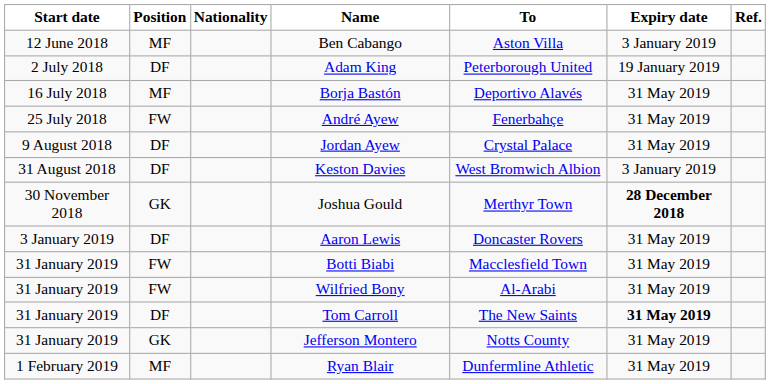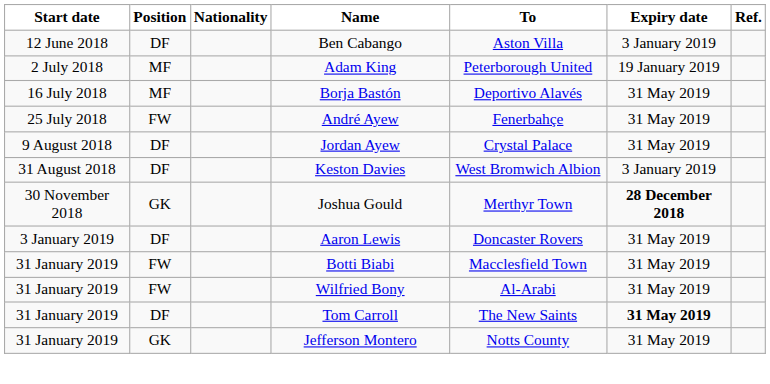(160, 43) MF -> (160, 43) DF
(160, 68) DF -> (160, 68) MF
- row: (360, 366)
